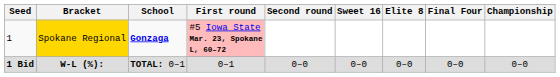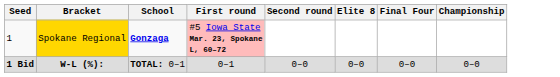- column: (359, 12)
